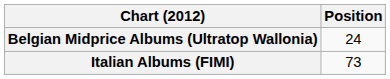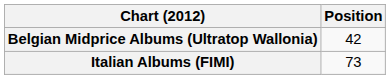(353, 39) 24 -> (353, 39) 42
